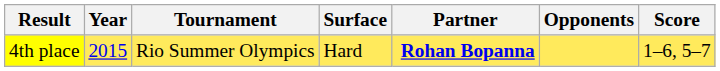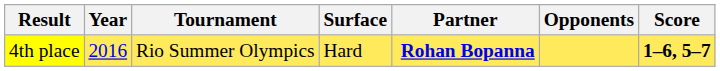(108, 50) 2015 -> (108, 50) 2016
(677, 50) normal -> (677, 50) bold
